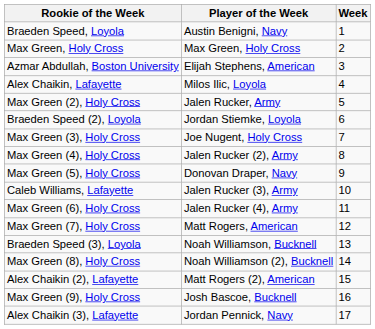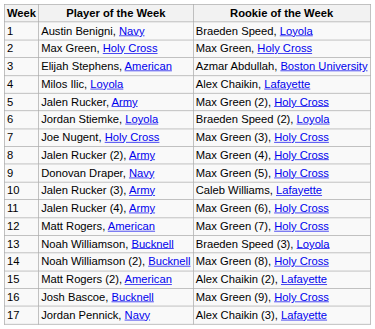columns swapped: (353, 13) <-> (93, 13)
